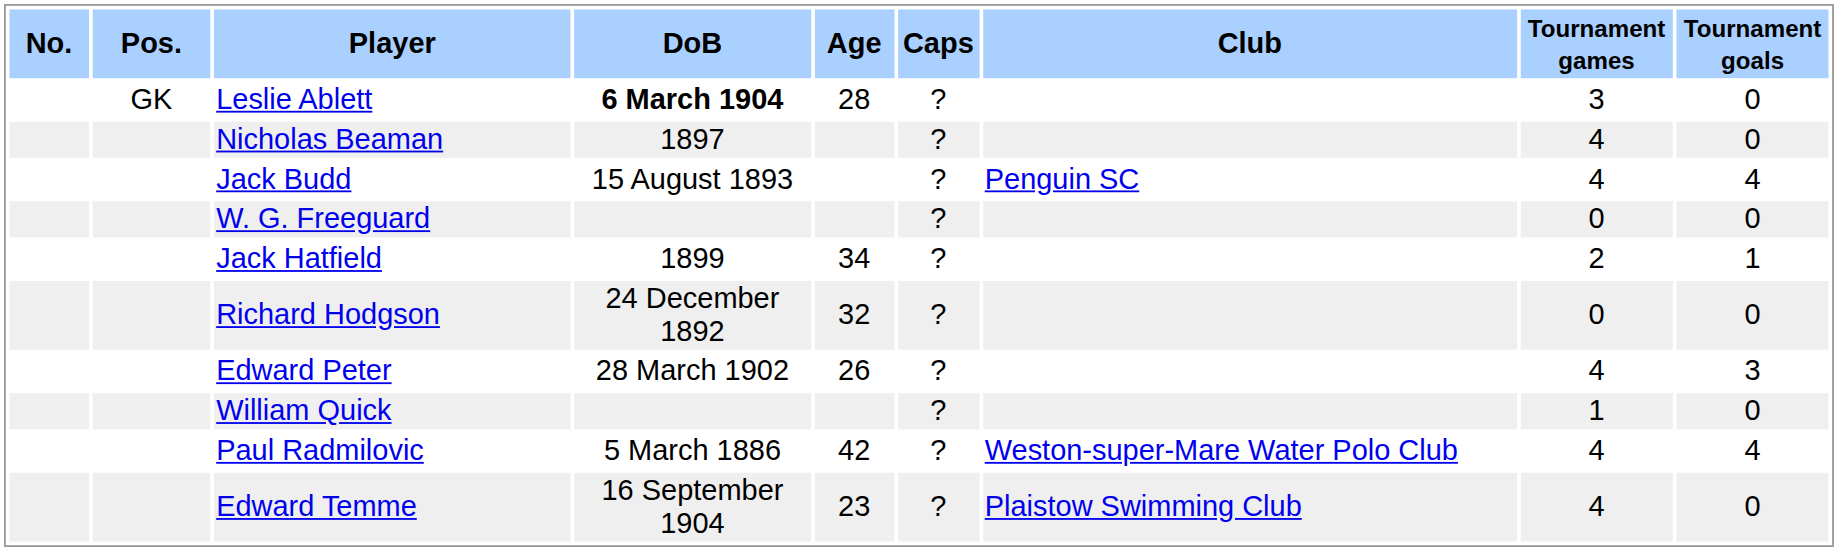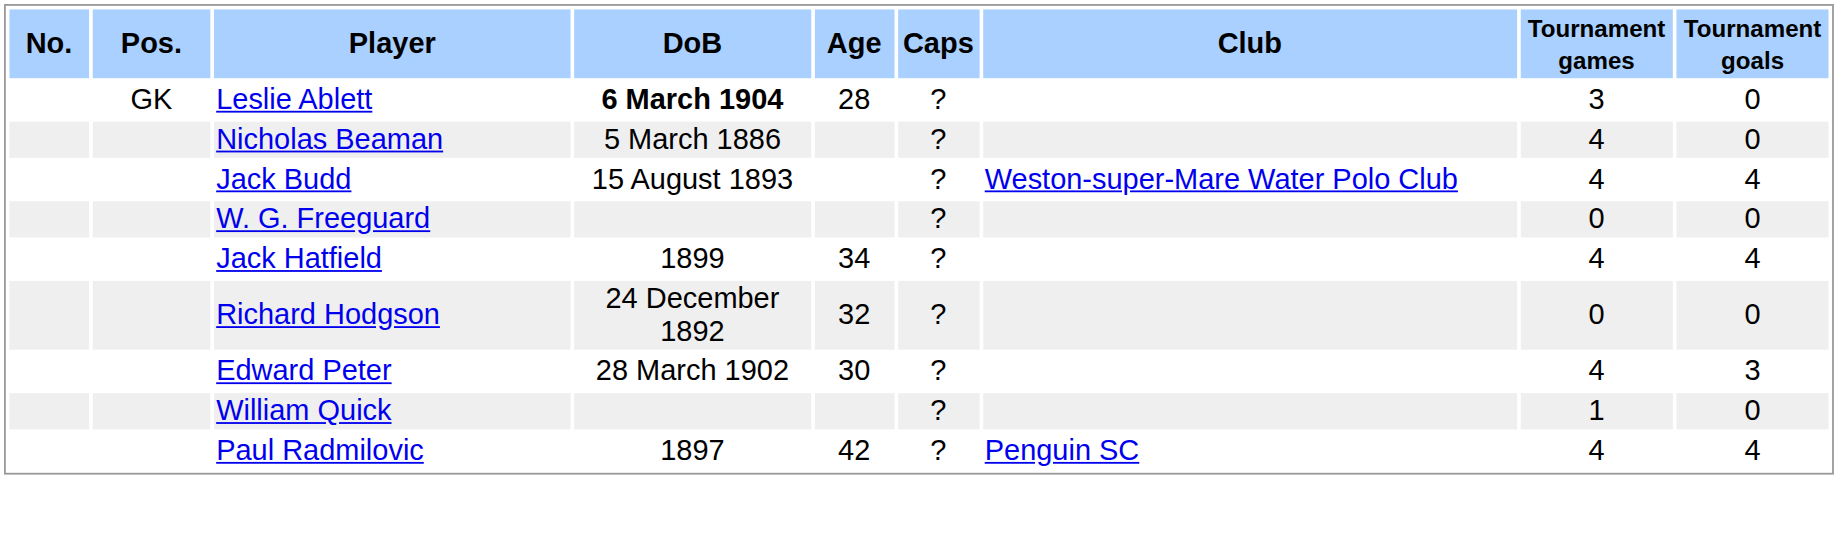(692, 139) 1897 -> (692, 139) 5 March 1886
(1062, 179) Penguin SC -> (1221, 179) Weston-super-Mare Water Polo Club
(1597, 258) 2 -> (1597, 258) 4
(1753, 258) 1 -> (1753, 258) 4
(854, 371) 26 -> (854, 371) 30
(692, 450) 5 March 1886 -> (692, 450) 1897
(1221, 450) Weston-super-Mare Water Polo Club -> (1062, 450) Penguin SC
- row: (316, 506)
